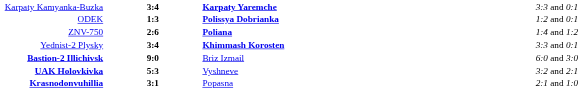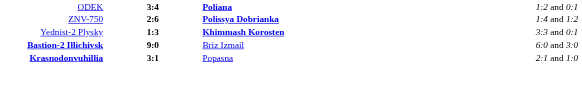- row: (54, 6)
(153, 19) 1:3 -> (153, 6) 3:4
(241, 19) Polissya Dobrianka -> (217, 6) Poliana
(217, 32) Poliana -> (241, 19) Polissya Dobrianka
(153, 45) 3:4 -> (153, 32) 1:3
- row: (69, 70)
